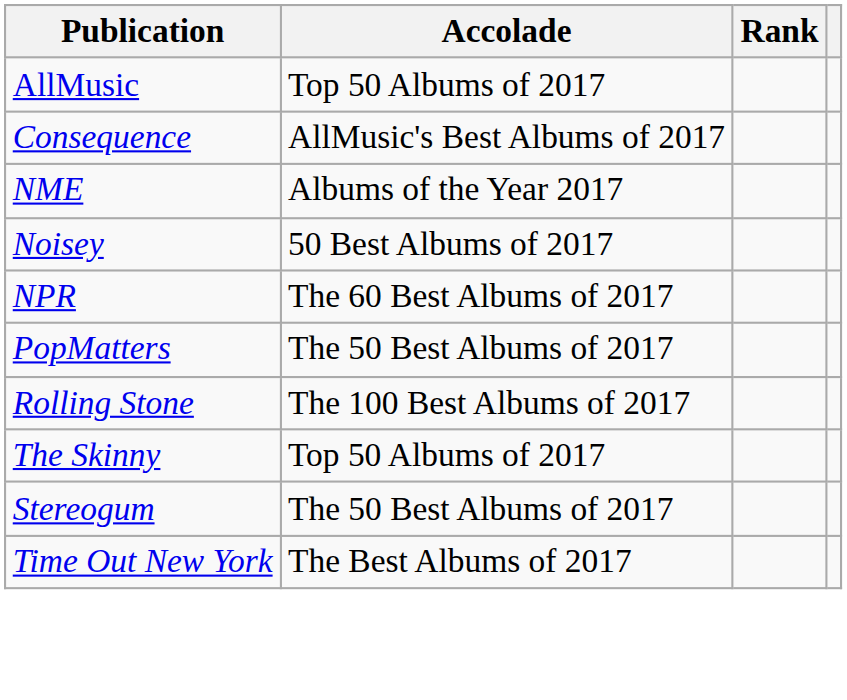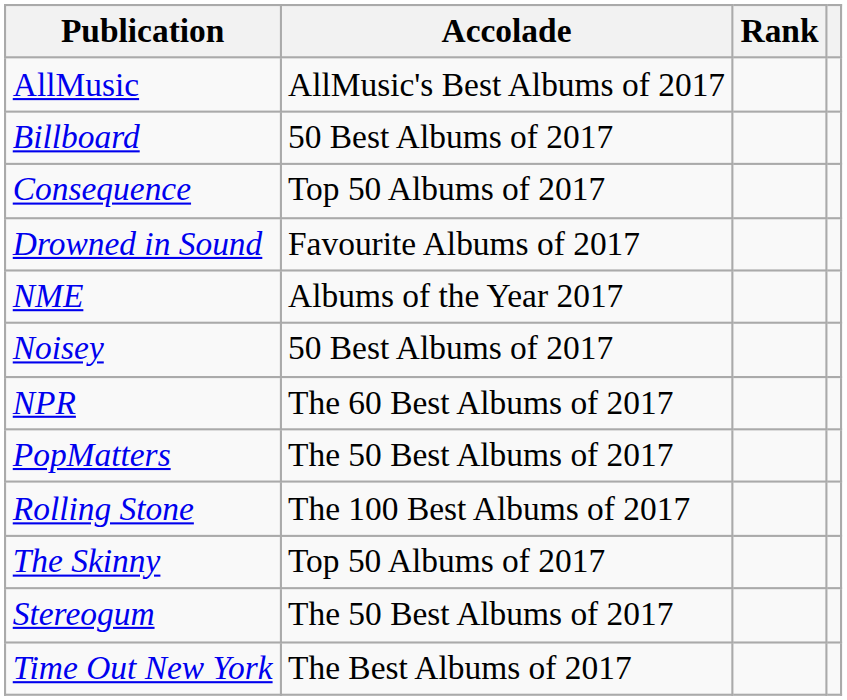(447, 84) Top 50 Albums of 2017 -> (507, 84) AllMusic's Best Albums of 2017
+ row: (76, 137)
(507, 137) AllMusic's Best Albums of 2017 -> (447, 190) Top 50 Albums of 2017
+ row: (138, 243)
